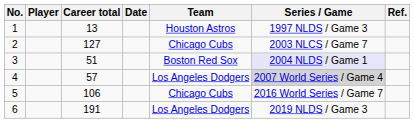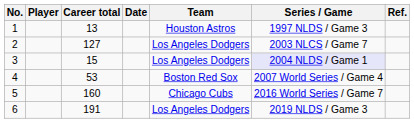(201, 45) Chicago Cubs -> (201, 45) Los Angeles Dodgers
(92, 61) 51 -> (92, 61) 15
(201, 61) Boston Red Sox -> (201, 61) Los Angeles Dodgers
(92, 77) 57 -> (92, 77) 53
(201, 77) Los Angeles Dodgers -> (201, 77) Boston Red Sox
(318, 77) lightgrey background -> (318, 77) no background
(92, 93) 106 -> (92, 93) 160
